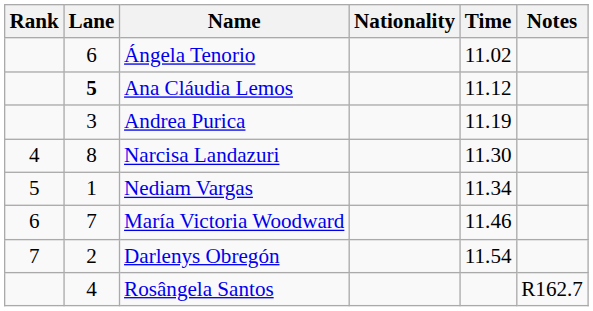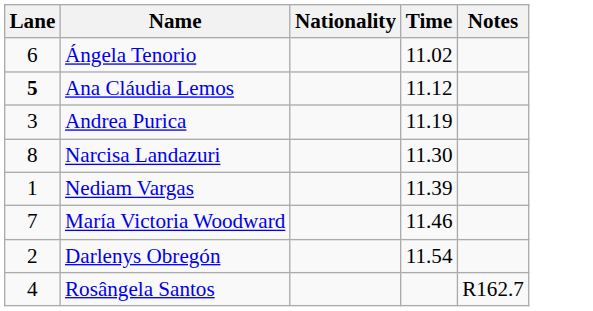- column: (34, 21)
(488, 188) 11.34 -> (429, 188) 11.39
